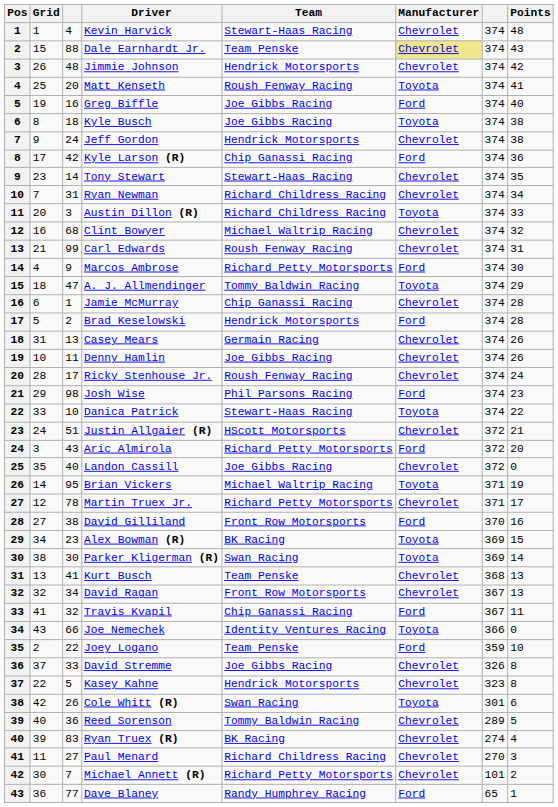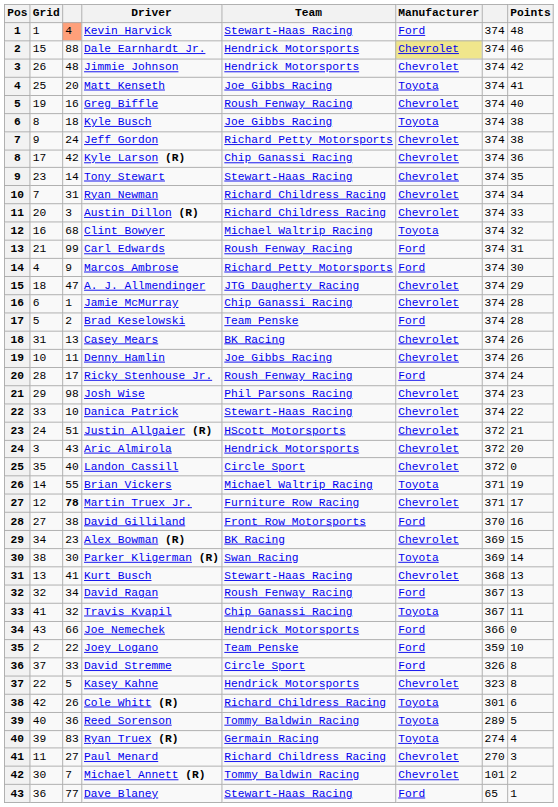(69, 32) no background -> (69, 32) lightsalmon background
(429, 32) Chevrolet -> (412, 32) Ford
(261, 50) Team Penske -> (292, 50) Hendrick Motorsports
(517, 50) 43 -> (517, 50) 46
(288, 86) Roush Fenway Racing -> (278, 86) Joe Gibbs Racing
(278, 105) Joe Gibbs Racing -> (288, 105) Roush Fenway Racing
(412, 105) Ford -> (429, 105) Chevrolet
(292, 141) Hendrick Motorsports -> (309, 141) Richard Petty Motorsports
(412, 159) Ford -> (429, 159) Chevrolet
(418, 213) Toyota -> (429, 213) Chevrolet
(429, 232) Chevrolet -> (418, 232) Toyota
(429, 250) Chevrolet -> (412, 250) Ford
(292, 286) Tommy Baldwin Racing -> (292, 286) JTG Daugherty Racing
(418, 286) Toyota -> (429, 286) Chevrolet
(292, 322) Hendrick Motorsports -> (261, 322) Team Penske
(272, 340) Germain Racing -> (255, 340) BK Racing
(429, 377) Chevrolet -> (412, 377) Ford
(412, 395) Ford -> (429, 395) Chevrolet
(418, 413) Toyota -> (429, 413) Chevrolet
(309, 449) Richard Petty Motorsports -> (292, 449) Hendrick Motorsports
(412, 449) Ford -> (429, 449) Chevrolet
(278, 467) Joe Gibbs Racing -> (265, 467) Circle Sport
(72, 486) 95 -> (72, 486) 55
(72, 504) normal -> (72, 504) bold
(309, 504) Richard Petty Motorsports -> (292, 504) Furniture Row Racing
(418, 540) Toyota -> (429, 540) Chevrolet
(261, 576) Team Penske -> (288, 576) Stewart-Haas Racing
(295, 594) Front Row Motorsports -> (288, 594) Roush Fenway Racing
(429, 594) Chevrolet -> (412, 594) Ford
(412, 613) Ford -> (418, 613) Toyota
(305, 631) Identity Ventures Racing -> (292, 631) Hendrick Motorsports
(418, 631) Toyota -> (412, 631) Ford
(278, 667) Joe Gibbs Racing -> (265, 667) Circle Sport
(429, 667) Chevrolet -> (412, 667) Ford
(261, 703) Swan Racing -> (305, 703) Richard Childress Racing
(429, 721) Chevrolet -> (418, 721) Toyota
(255, 740) BK Racing -> (272, 740) Germain Racing
(429, 740) Chevrolet -> (418, 740) Toyota
(309, 776) Richard Petty Motorsports -> (292, 776) Tommy Baldwin Racing
(295, 794) Randy Humphrey Racing -> (288, 794) Stewart-Haas Racing
